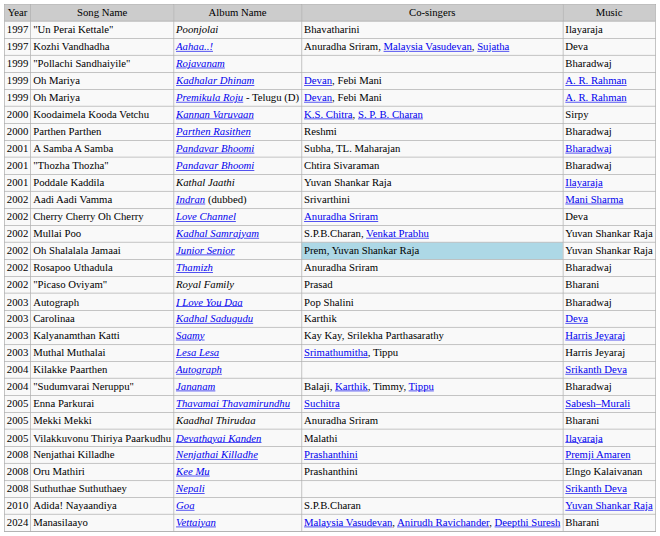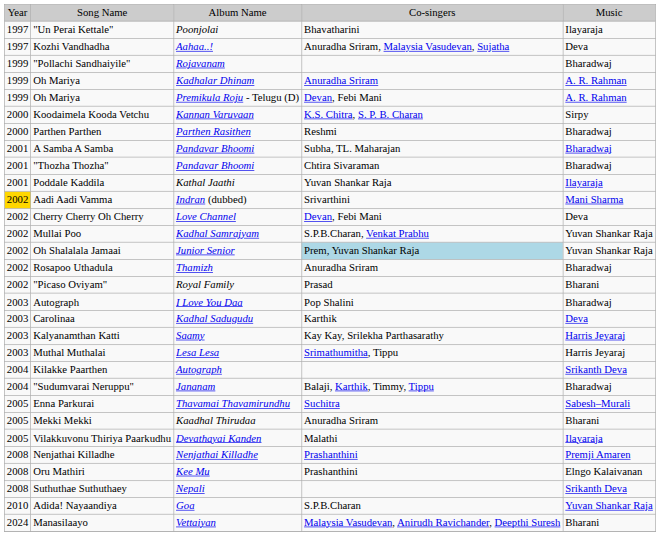(343, 81) Devan, Febi Mani -> (341, 81) Anuradha Sriram
(18, 200) no background -> (18, 200) gold background
(341, 217) Anuradha Sriram -> (343, 217) Devan, Febi Mani
